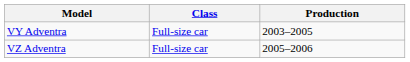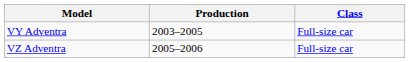columns swapped: (205, 13) <-> (332, 13)
